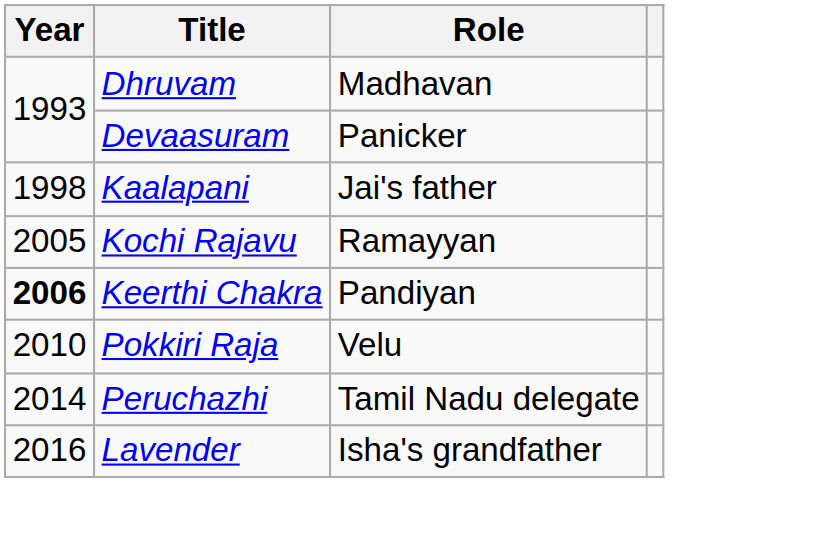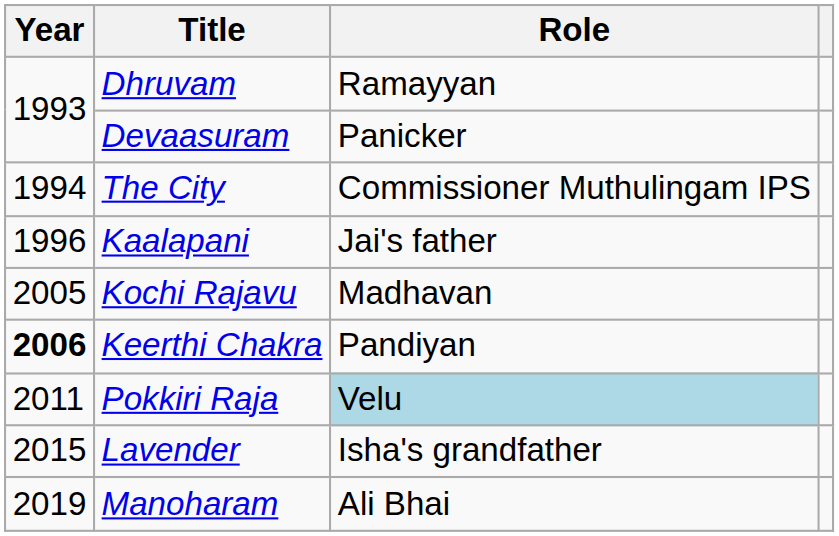(415, 83) Madhavan -> (417, 83) Ramayyan
+ row: (163, 188)
(50, 188) 1998 -> (50, 240) 1996
(417, 240) Ramayyan -> (415, 293) Madhavan
(50, 345) 2010 -> (48, 398) 2011
(370, 345) no background -> (370, 398) lightblue background
- row: (184, 398)
(50, 450) 2016 -> (50, 450) 2015
+ row: (190, 503)
